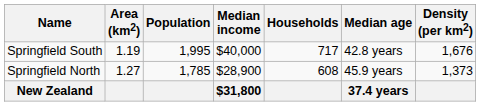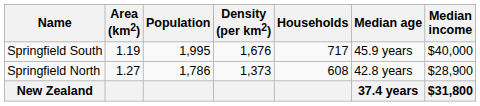columns swapped: (445, 23) <-> (239, 23)
(373, 51) 42.8 years -> (383, 51) 45.9 years
(195, 71) 1,785 -> (195, 71) 1,786
(373, 71) 45.9 years -> (383, 71) 42.8 years
